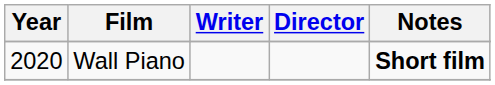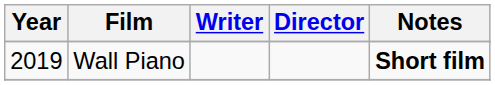(36, 60) 2020 -> (36, 60) 2019
